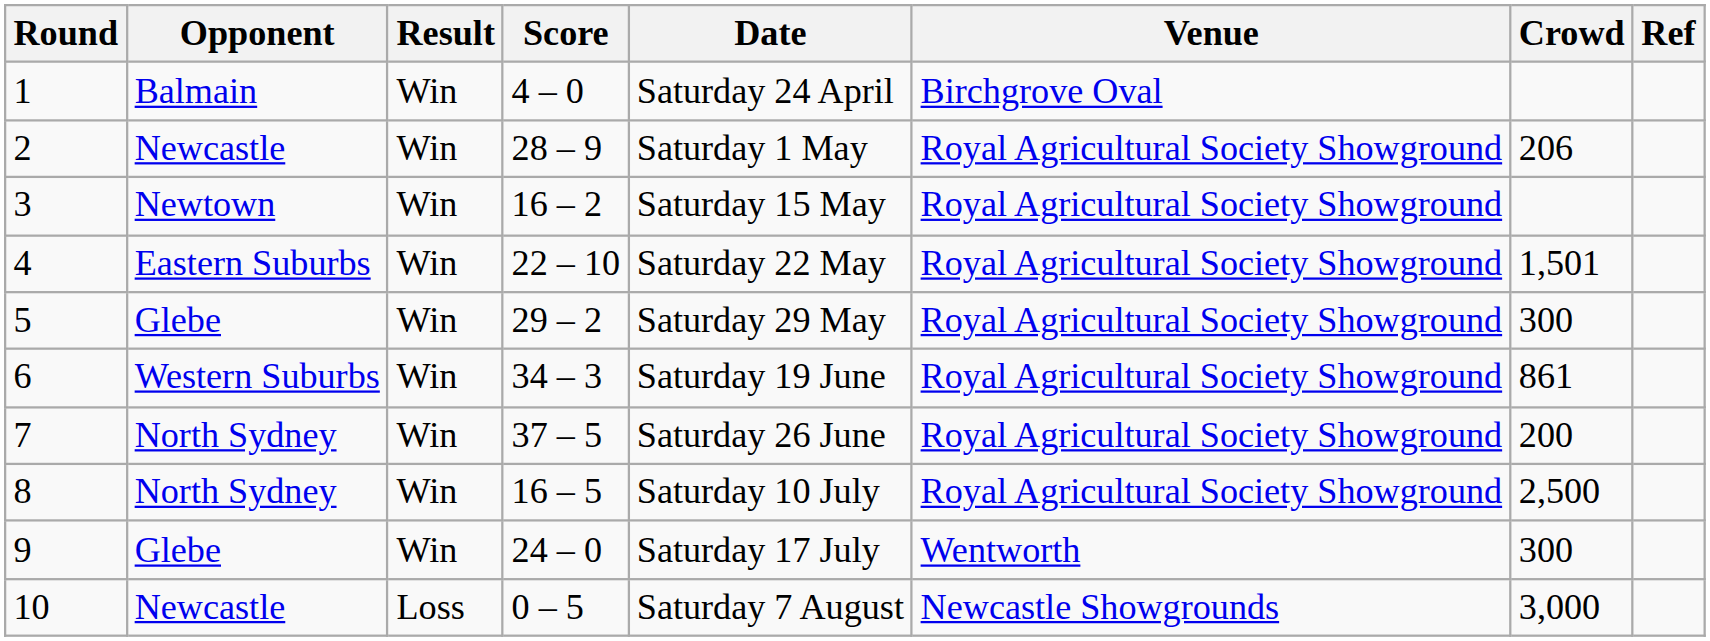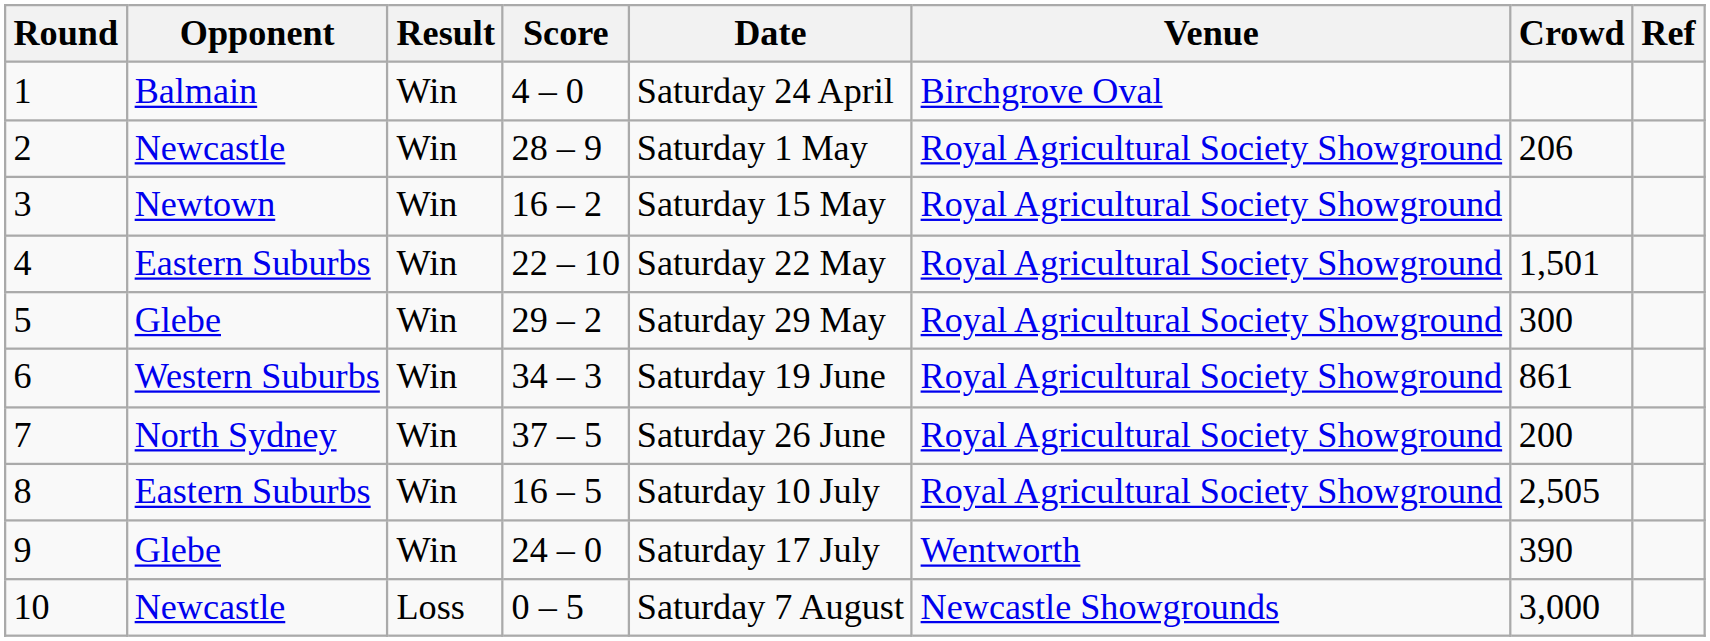(236, 491) North Sydney -> (253, 491) Eastern Suburbs
(1559, 491) 2,500 -> (1559, 491) 2,505
(1546, 549) 300 -> (1546, 549) 390
